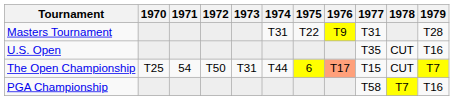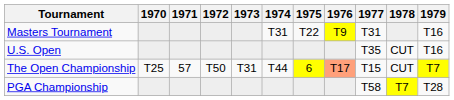(433, 32) T28 -> (433, 32) T16
(185, 69) 54 -> (185, 69) 57
(433, 87) T16 -> (433, 87) T28
